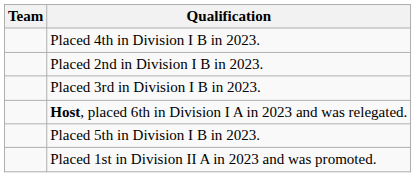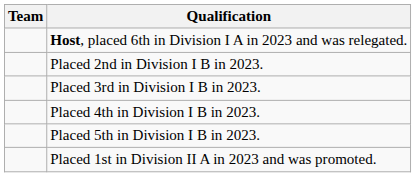rows swapped: (229, 111) <-> (155, 40)
